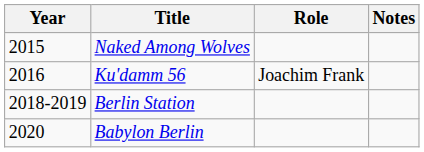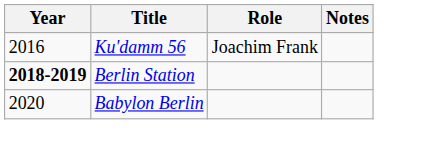- row: (172, 47)
(48, 103) normal -> (48, 75) bold
